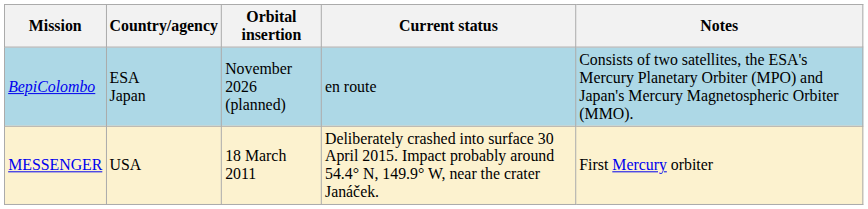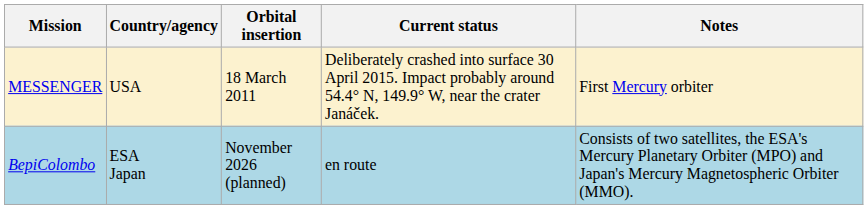rows swapped: (55, 165) <-> (52, 86)
